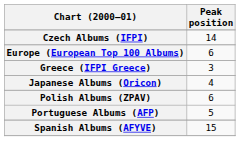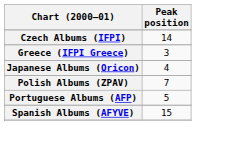- row: (95, 53)
(211, 98) 6 -> (167, 83) 7
